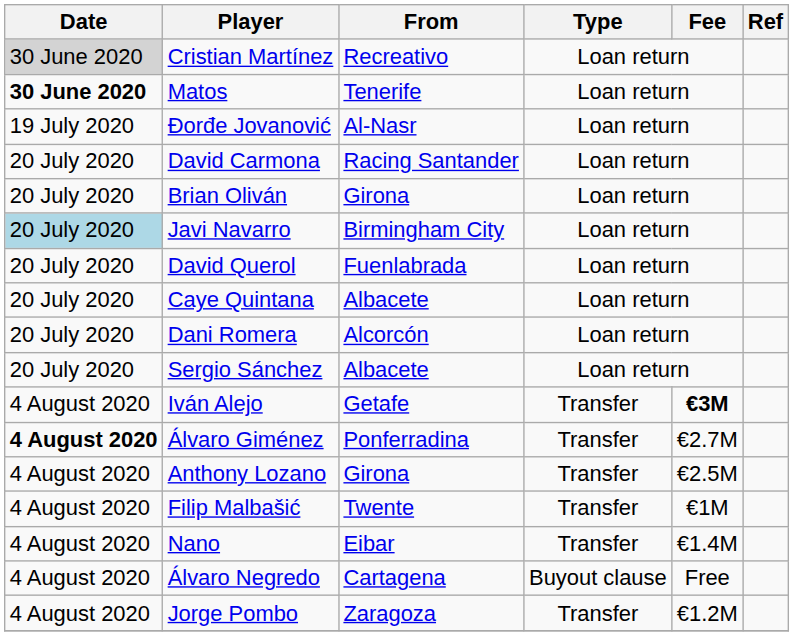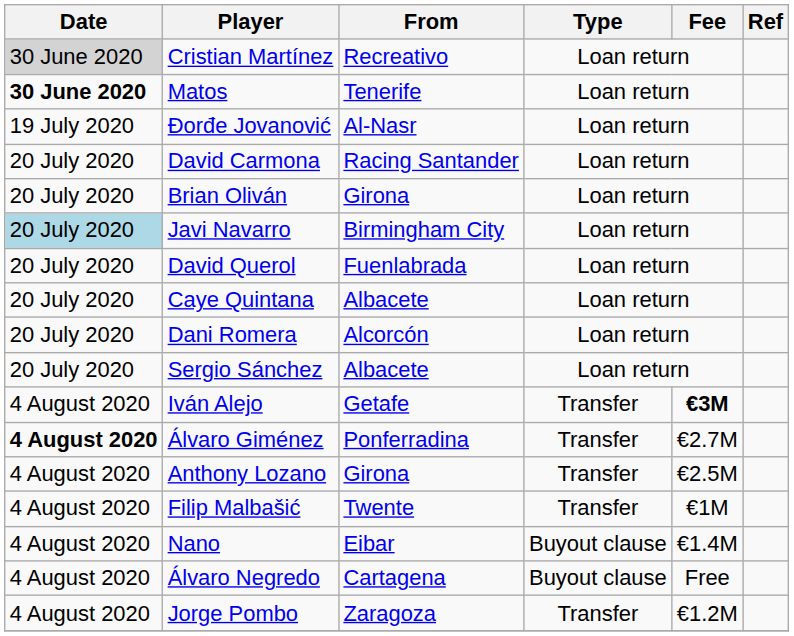(598, 543) Transfer -> (598, 543) Buyout clause
